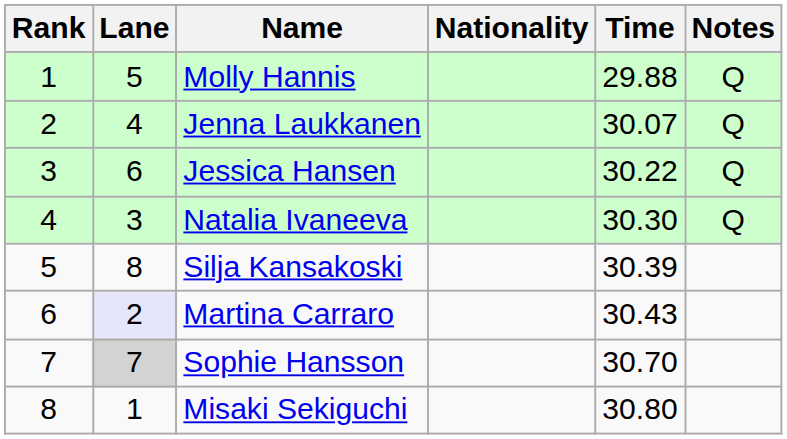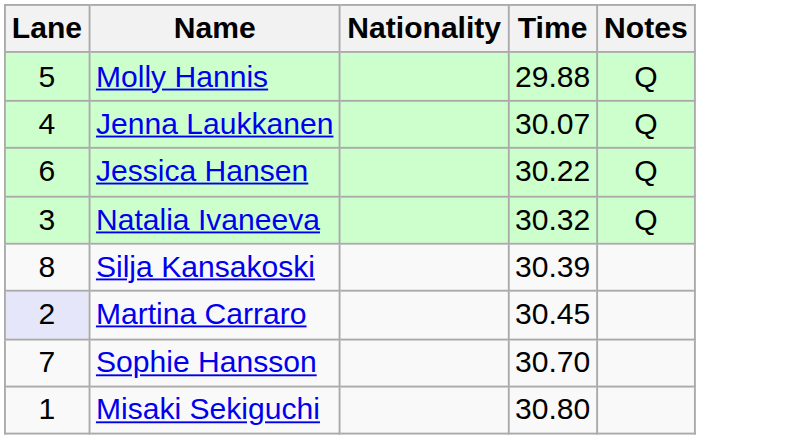- column: (49, 28)
(640, 219) 30.30 -> (553, 219) 30.32
(640, 314) 30.43 -> (553, 314) 30.45
(134, 362) lightgrey background -> (47, 362) no background
